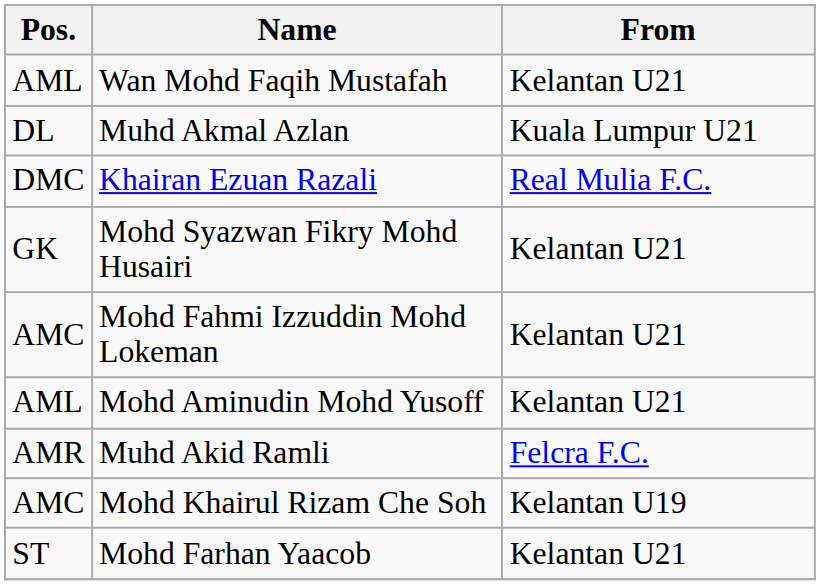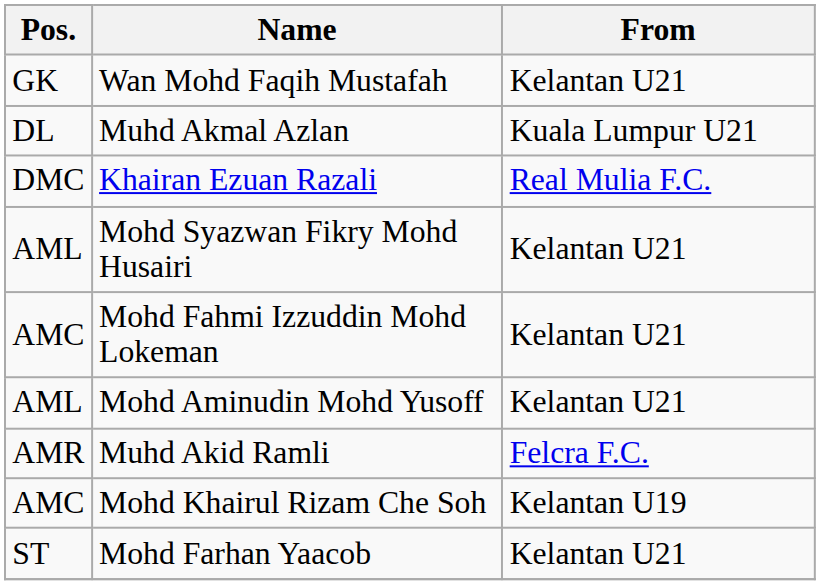(47, 79) AML -> (35, 79) GK
(35, 248) GK -> (47, 248) AML
